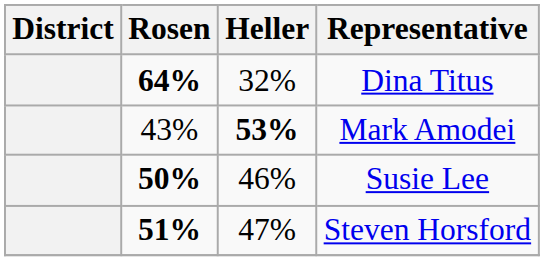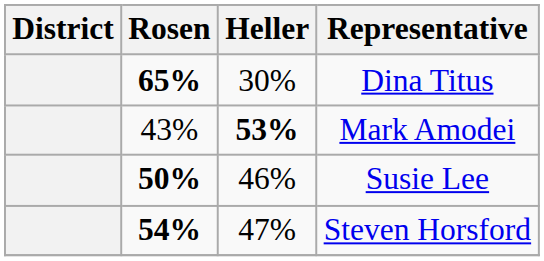(169, 79) 64% -> (169, 79) 65%
(267, 79) 32% -> (267, 79) 30%
(169, 229) 51% -> (169, 229) 54%
